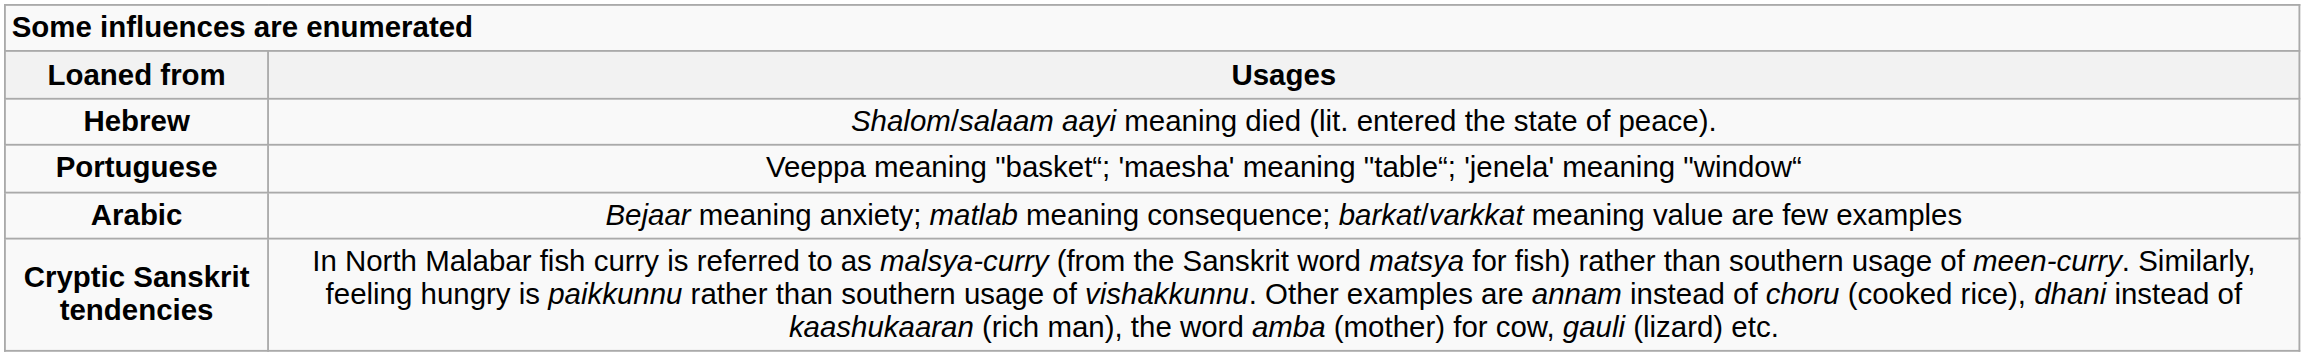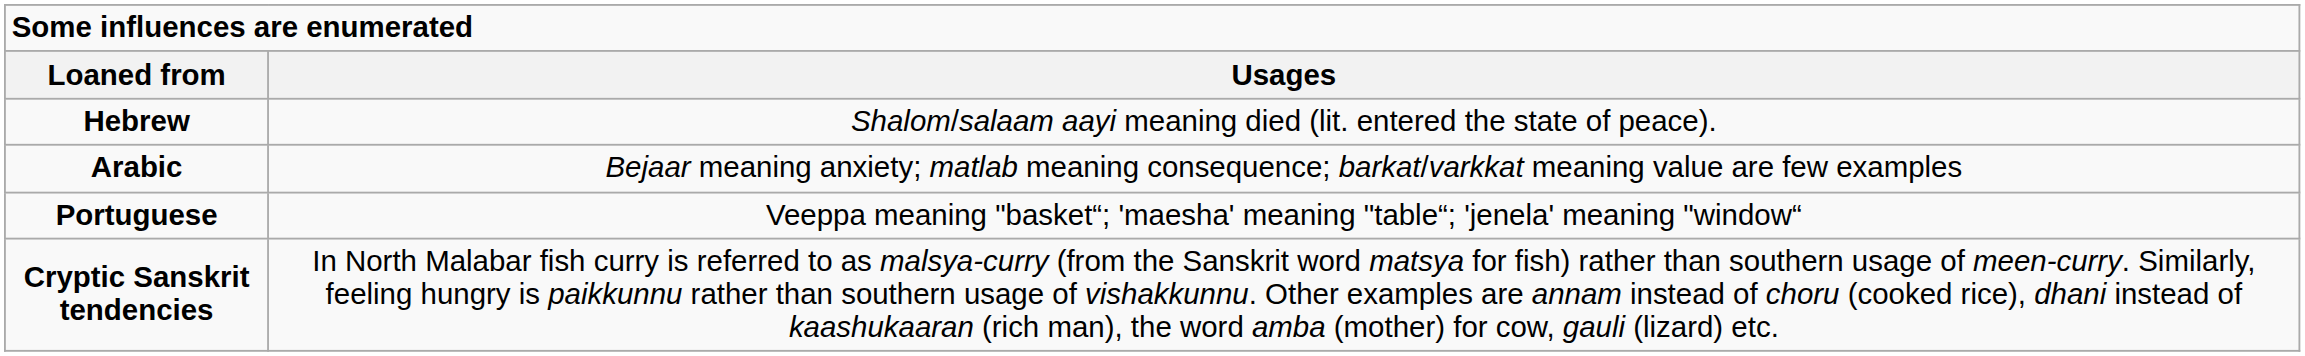rows swapped: (137, 214) <-> (137, 167)
